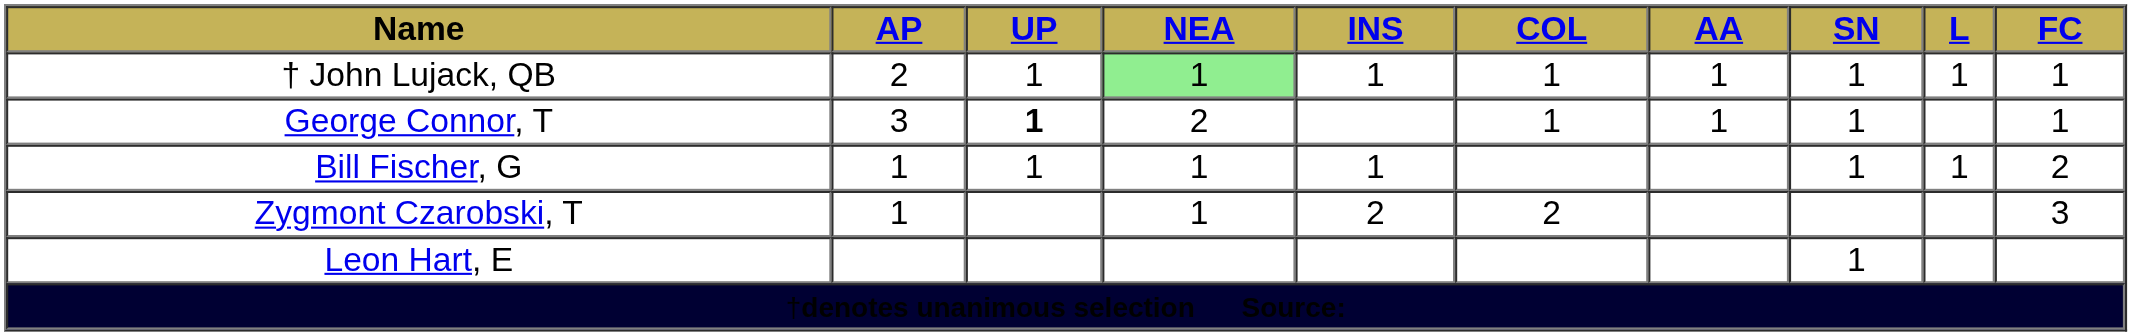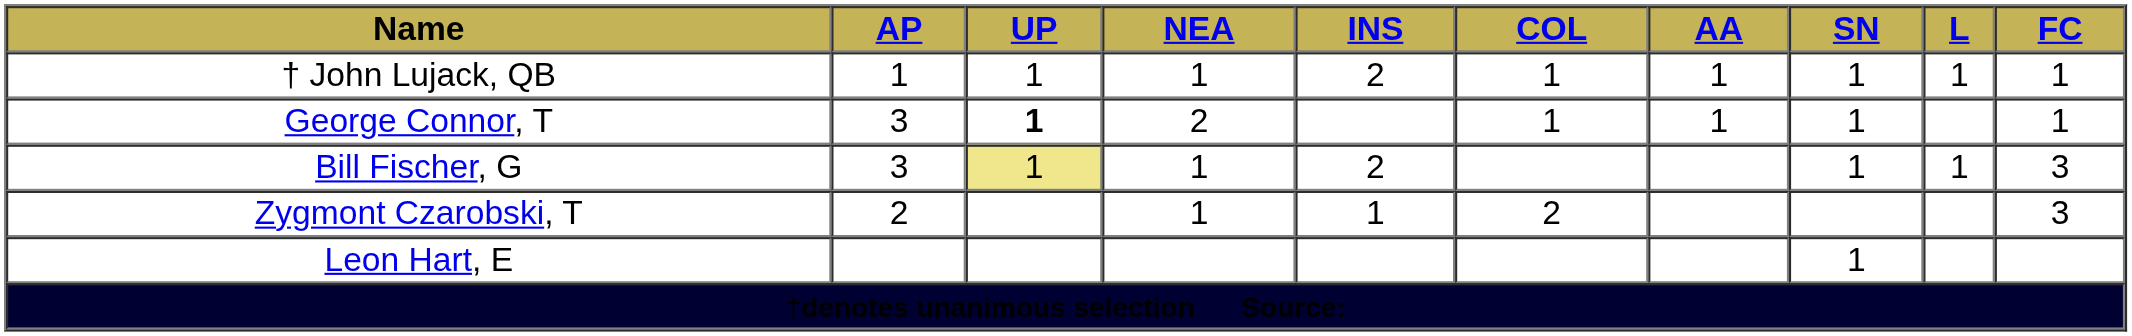(899, 74) 2 -> (899, 74) 1
(1199, 74) lightgreen background -> (1199, 74) no background
(1375, 74) 1 -> (1375, 74) 2
(899, 167) 1 -> (899, 167) 3
(1034, 167) no background -> (1034, 167) khaki background
(1375, 167) 1 -> (1375, 167) 2
(2060, 167) 2 -> (2060, 167) 3
(899, 213) 1 -> (899, 213) 2
(1375, 213) 2 -> (1375, 213) 1
